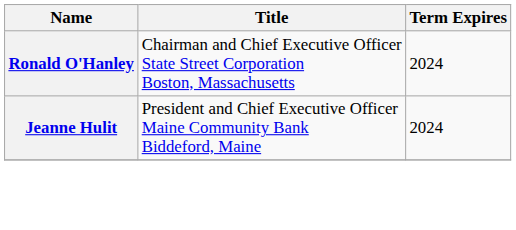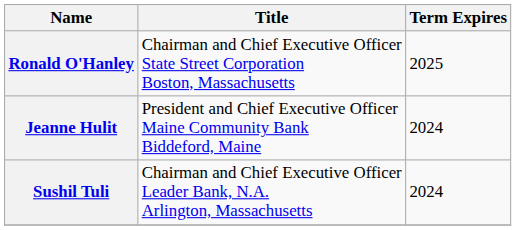(426, 63) 2024 -> (426, 63) 2025
+ row: (71, 192)
